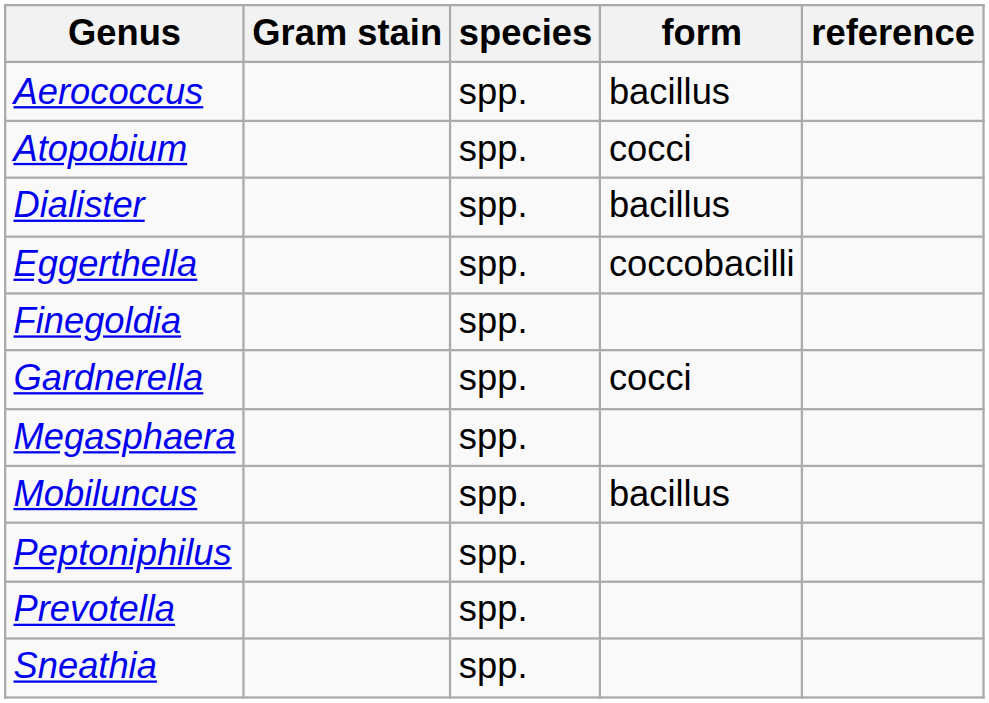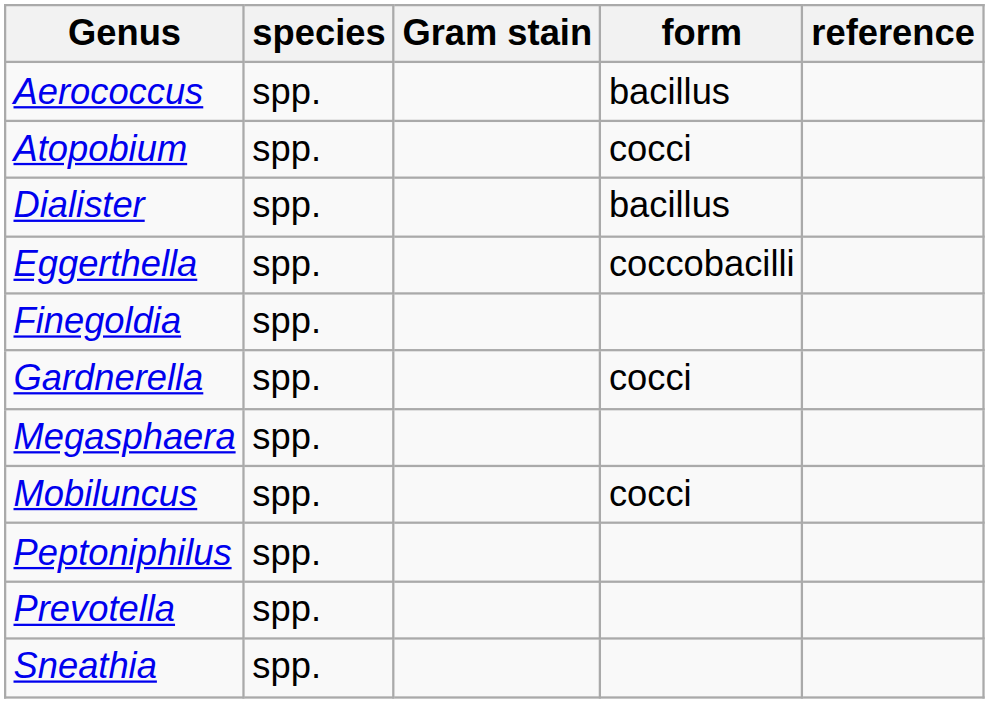columns swapped: (525, 33) <-> (347, 33)
(669, 494) bacillus -> (650, 494) cocci
